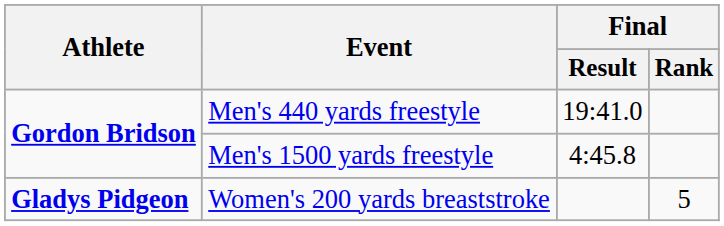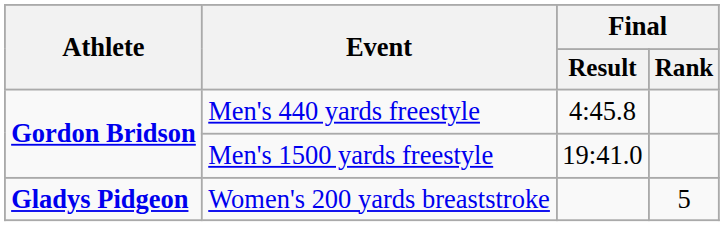(602, 111) 19:41.0 -> (602, 111) 4:45.8
(602, 155) 4:45.8 -> (602, 155) 19:41.0
